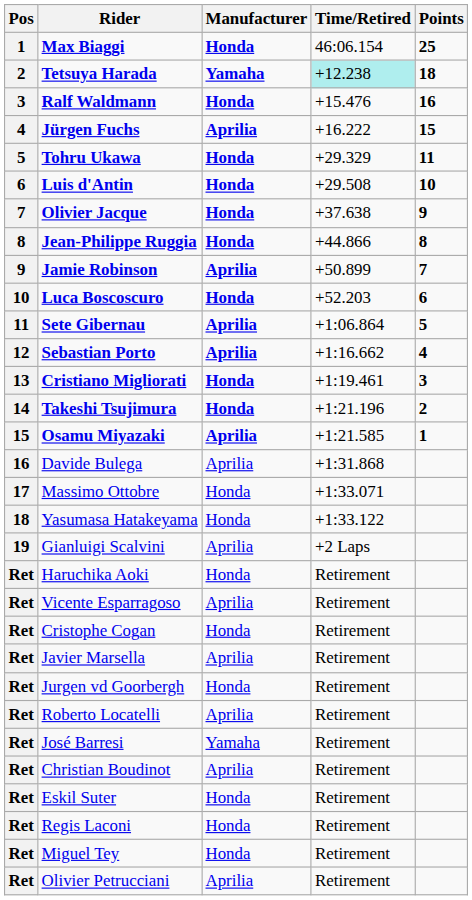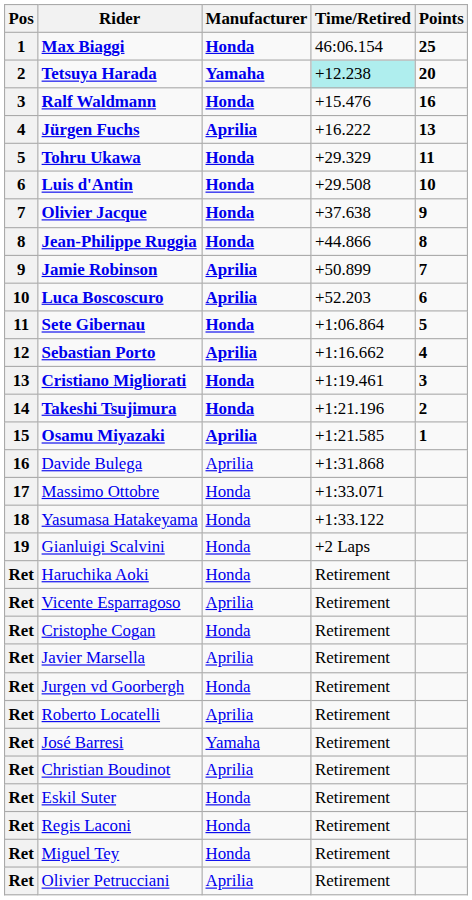(427, 74) 18 -> (427, 74) 20
(427, 129) 15 -> (427, 129) 13
(230, 296) Honda -> (231, 296) Aprilia
(231, 324) Aprilia -> (230, 324) Honda
(229, 547) Aprilia -> (228, 547) Honda
